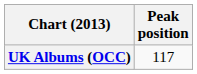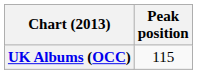(163, 57) 117 -> (163, 57) 115
